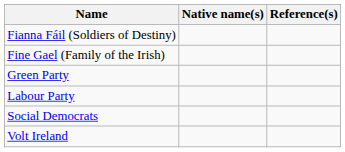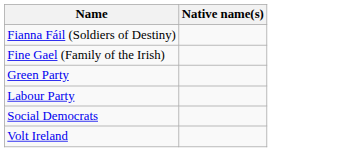- column: (304, 14)
